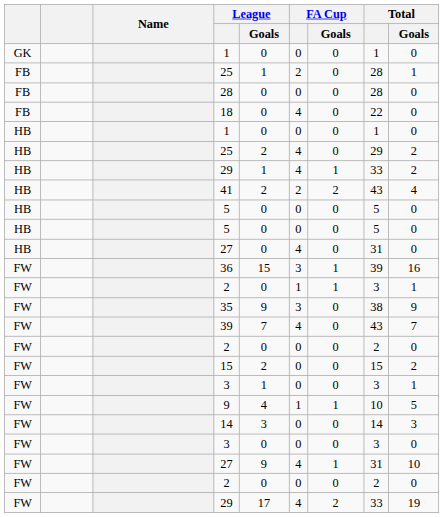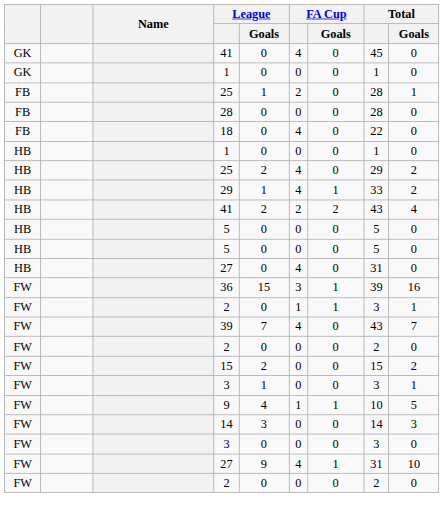+ row: (23, 53)
- row: (23, 307)
- row: (23, 502)
